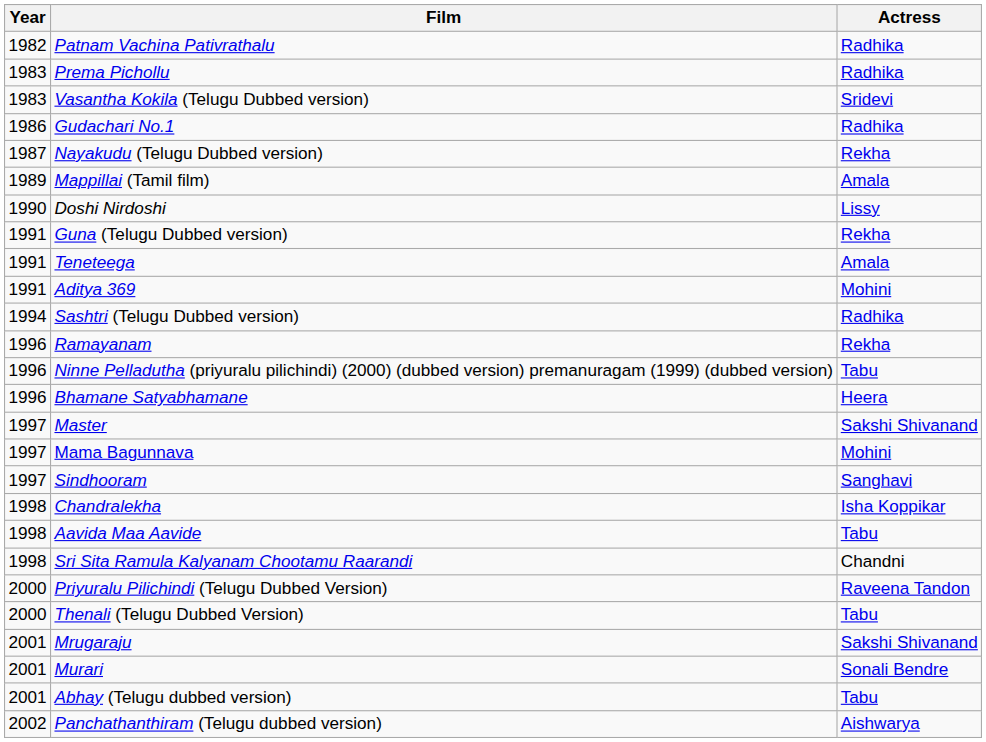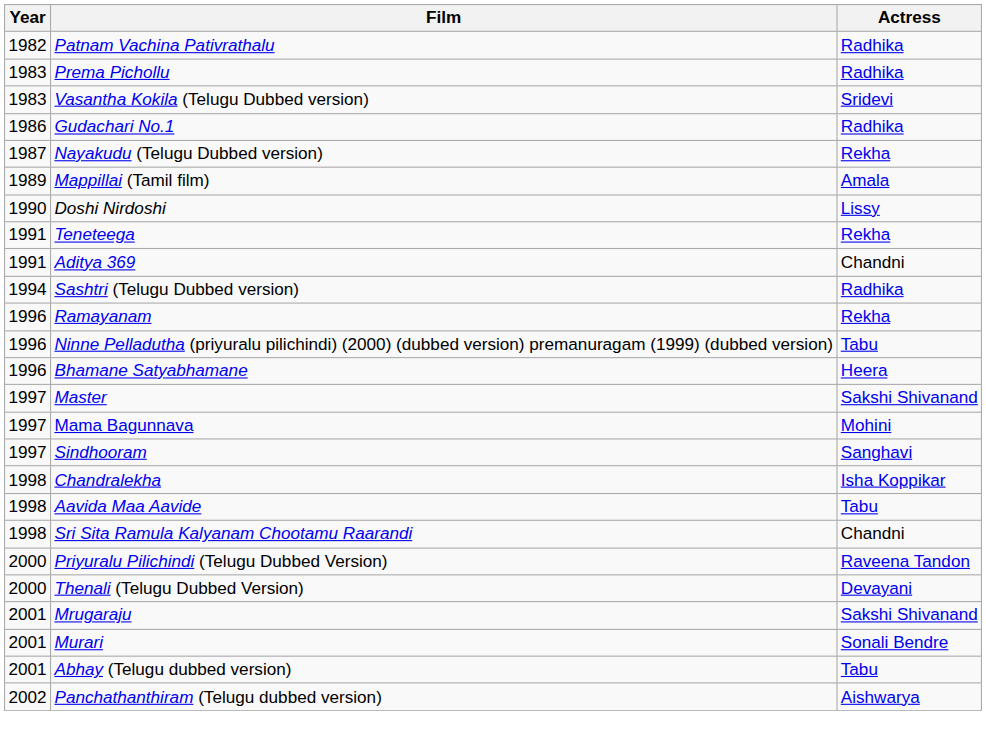- row: (171, 235)
(865, 262) Amala -> (866, 235) Rekha
(866, 289) Mohini -> (873, 262) Chandni
(859, 615) Tabu -> (876, 588) Devayani
